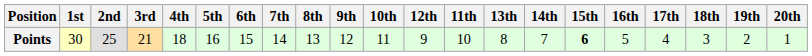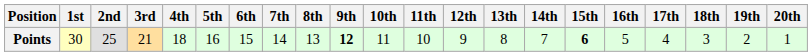columns swapped: (464, 15) <-> (424, 15)
(346, 39) normal -> (346, 39) bold
